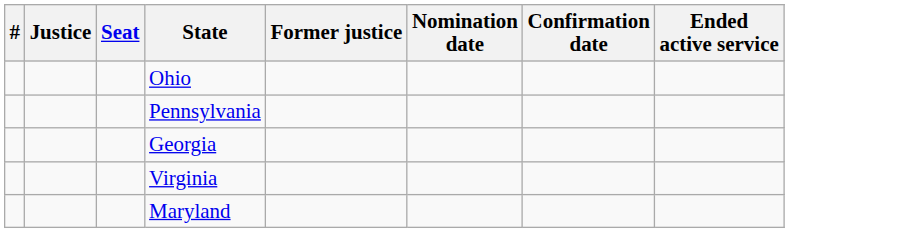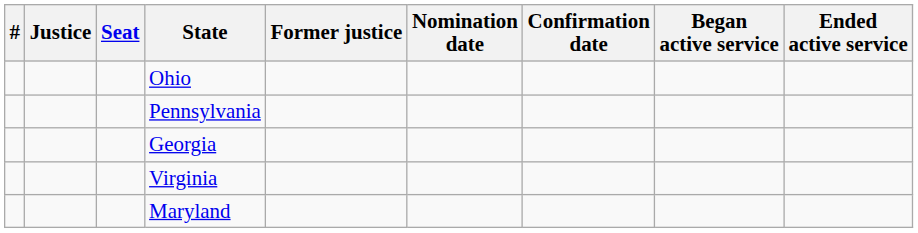+ column: (719, 32)
